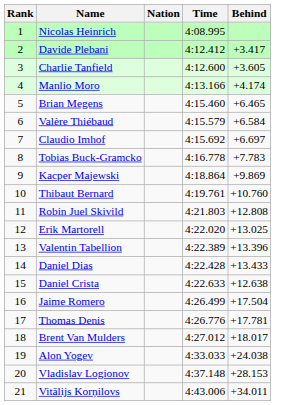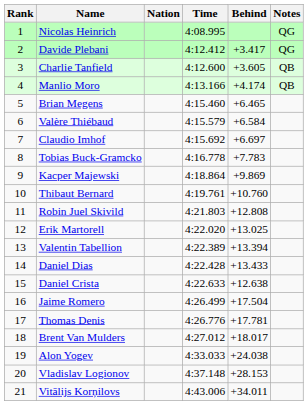+ column: (287, 13)
(249, 247) +13.396 -> (249, 247) +13.394
